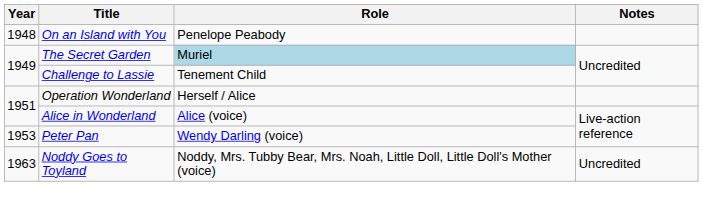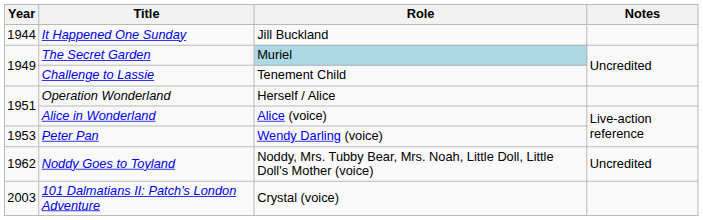+ row: (114, 34)
- row: (104, 34)
(22, 163) 1963 -> (22, 163) 1962
+ row: (139, 198)
